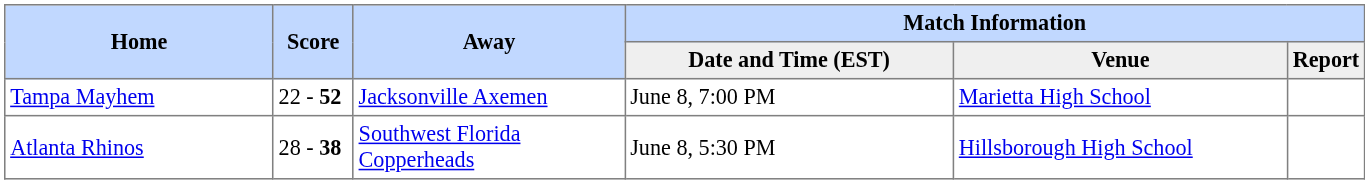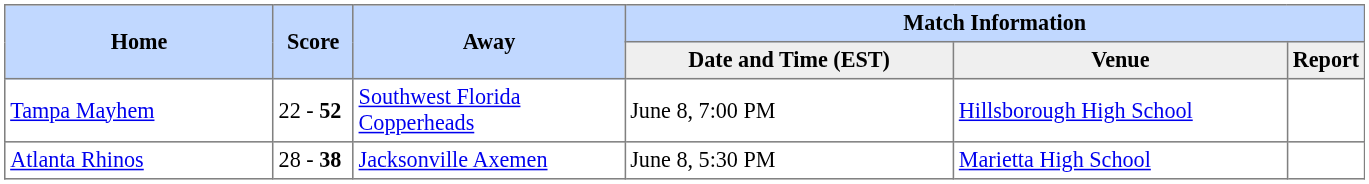(453, 96) Jacksonville Axemen -> (440, 109) Southwest Florida Copperheads
(1055, 96) Marietta High School -> (1076, 109) Hillsborough High School
(440, 146) Southwest Florida Copperheads -> (453, 160) Jacksonville Axemen
(1076, 146) Hillsborough High School -> (1055, 160) Marietta High School
